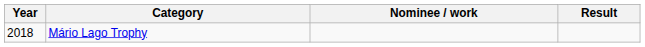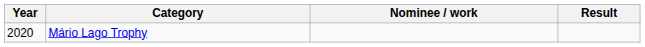(20, 32) 2018 -> (20, 32) 2020
